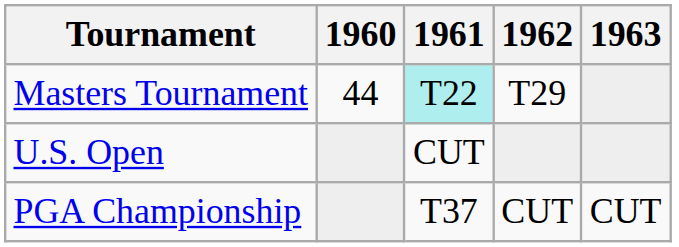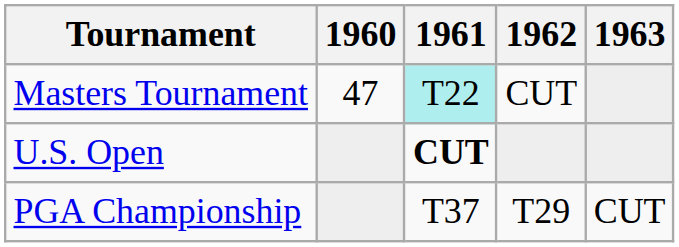(361, 93) 44 -> (361, 93) 47
(537, 93) T29 -> (541, 93) CUT
(449, 152) normal -> (451, 152) bold
(537, 211) CUT -> (541, 211) T29
